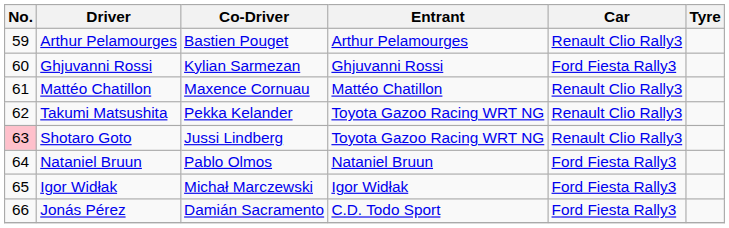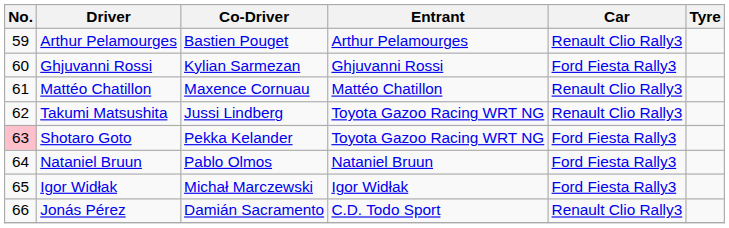(238, 113) Pekka Kelander -> (234, 113) Jussi Lindberg
(234, 137) Jussi Lindberg -> (238, 137) Pekka Kelander
(617, 137) Renault Clio Rally3 -> (614, 137) Ford Fiesta Rally3
(614, 210) Ford Fiesta Rally3 -> (617, 210) Renault Clio Rally3
